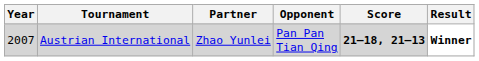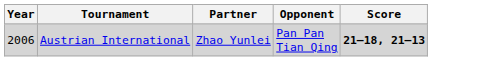- column: (451, 14)
(21, 40) 2007 -> (21, 40) 2006
